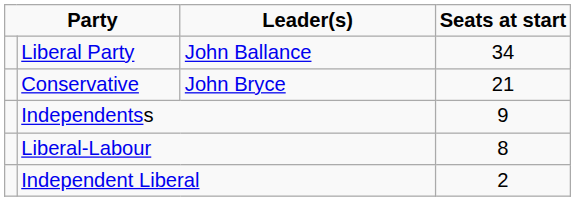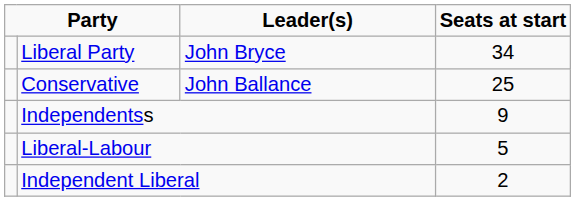(248, 52) John Ballance -> (235, 52) John Bryce
(235, 84) John Bryce -> (248, 84) John Ballance
(503, 84) 21 -> (503, 84) 25
(503, 148) 8 -> (503, 148) 5
